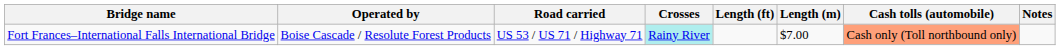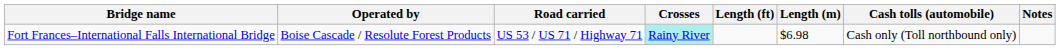(794, 34) $7.00 -> (794, 34) $6.98
(931, 34) lightsalmon background -> (931, 34) no background
